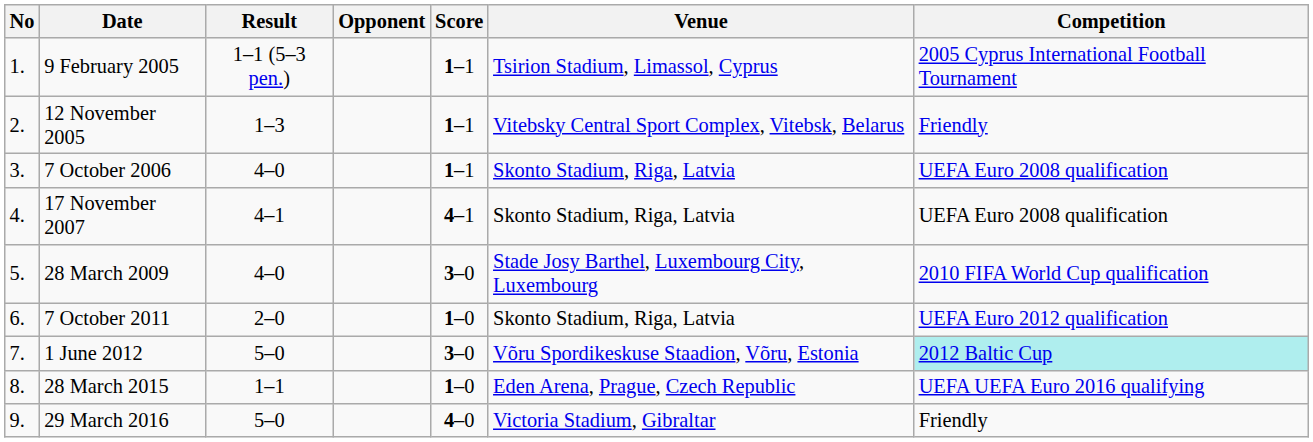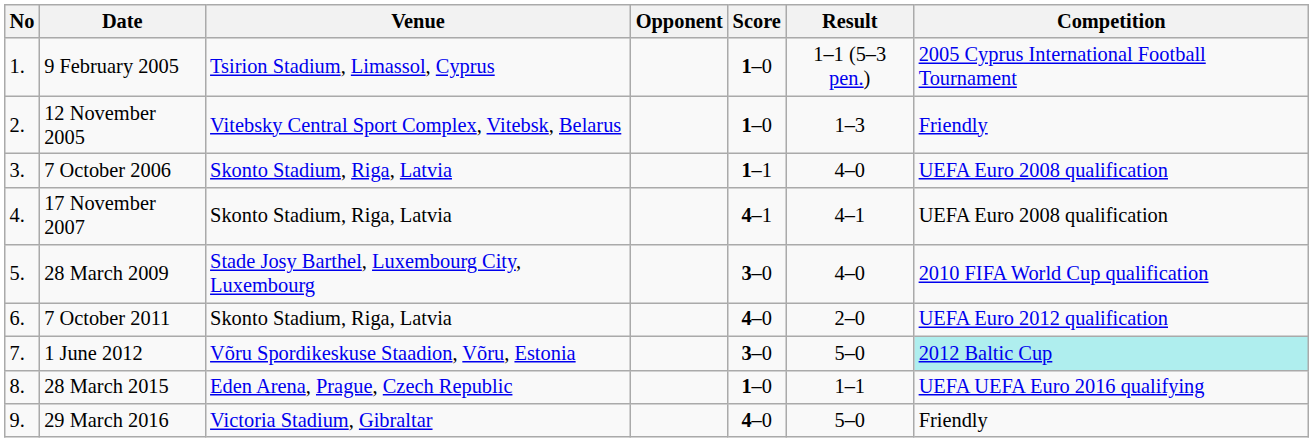columns swapped: (701, 20) <-> (269, 20)
(459, 66) 1–1 -> (757, 66) 1–0
(459, 124) 1–1 -> (757, 124) 1–0
(459, 318) 1–0 -> (757, 318) 4–0
